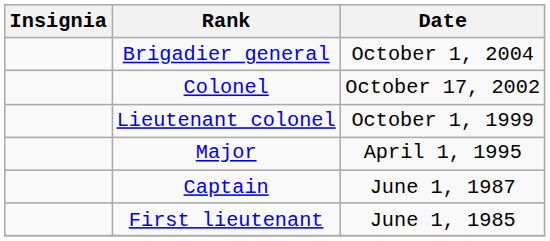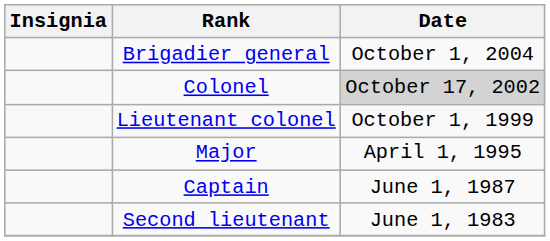(443, 87) no background -> (443, 87) lightgrey background
- row: (226, 220)
+ row: (226, 220)
